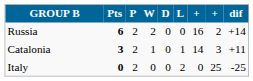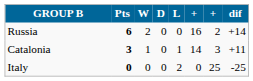- column: (133, 13)
